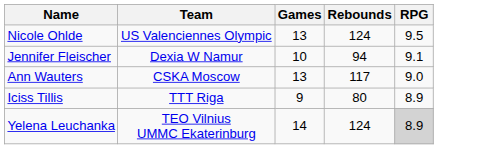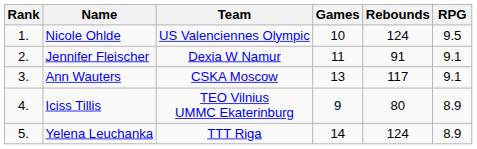+ column: (23, 14)
(300, 35) 13 -> (338, 35) 10
(300, 56) 10 -> (338, 56) 11
(360, 56) 94 -> (398, 56) 91
(414, 77) 9.0 -> (452, 77) 9.1
(196, 98) TTT Riga -> (234, 105) TEO Vilnius UMMC Ekaterinburg
(196, 126) TEO Vilnius UMMC Ekaterinburg -> (234, 133) TTT Riga
(414, 126) lightgrey background -> (452, 133) no background
